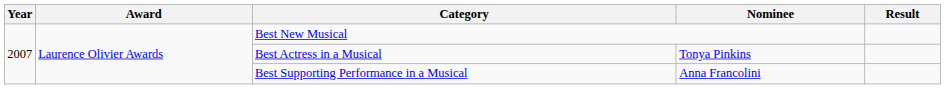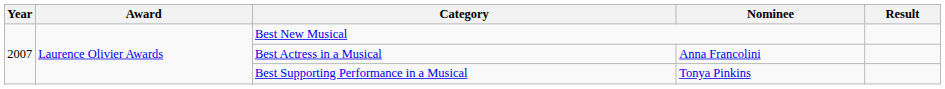(715, 53) Tonya Pinkins -> (720, 53) Anna Francolini
(720, 73) Anna Francolini -> (715, 73) Tonya Pinkins
